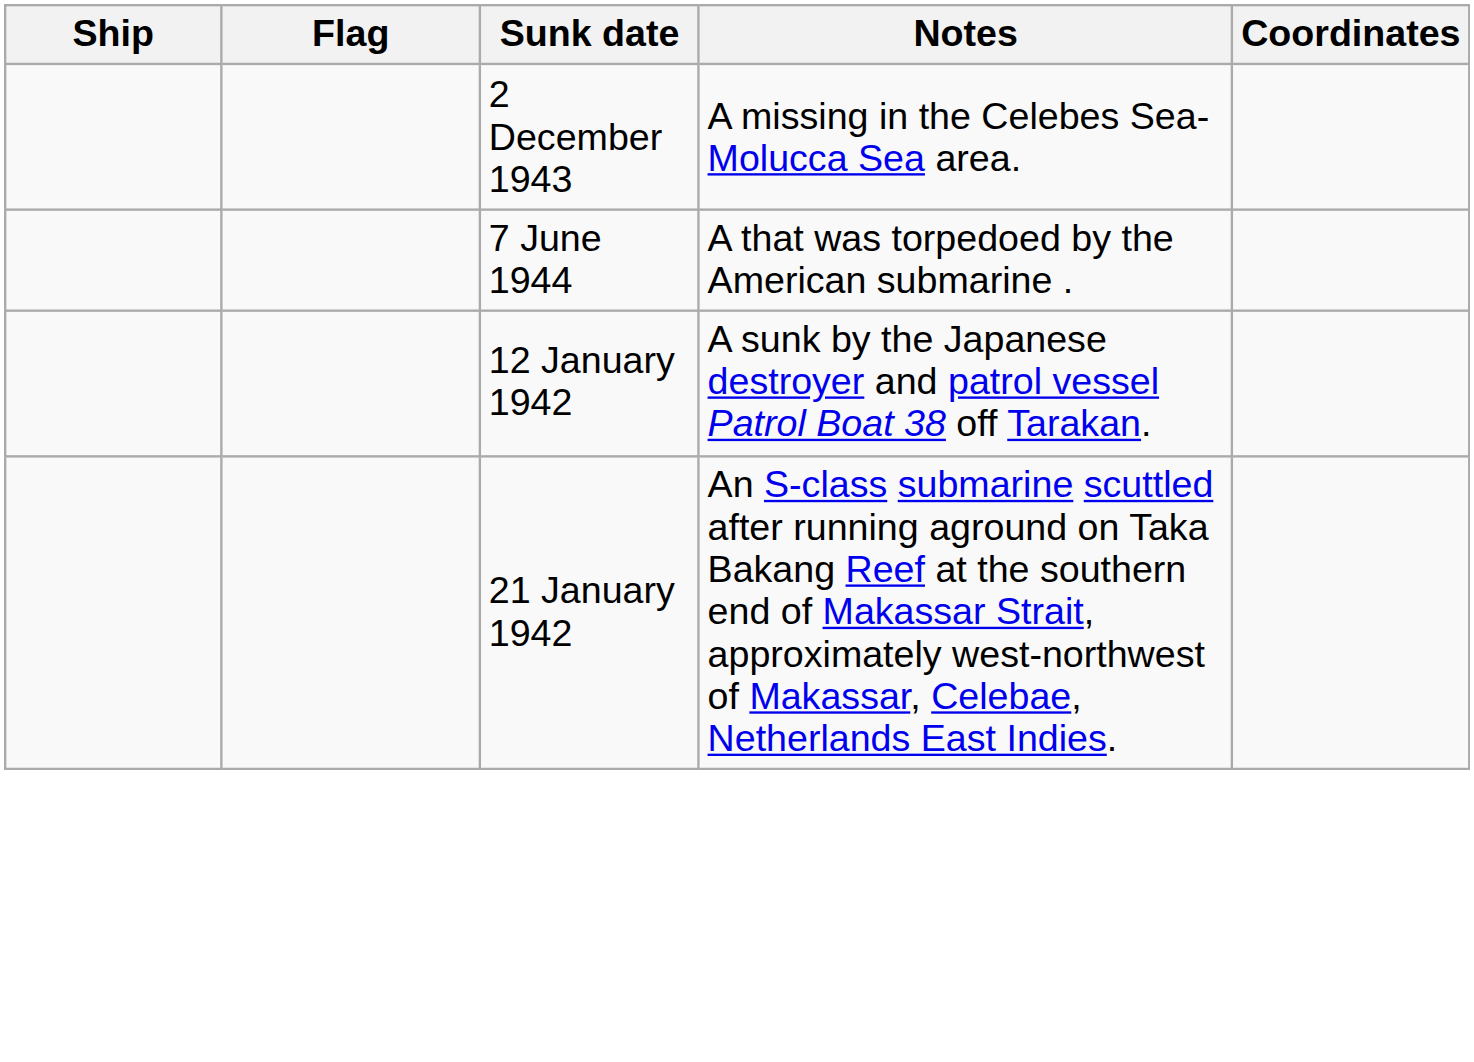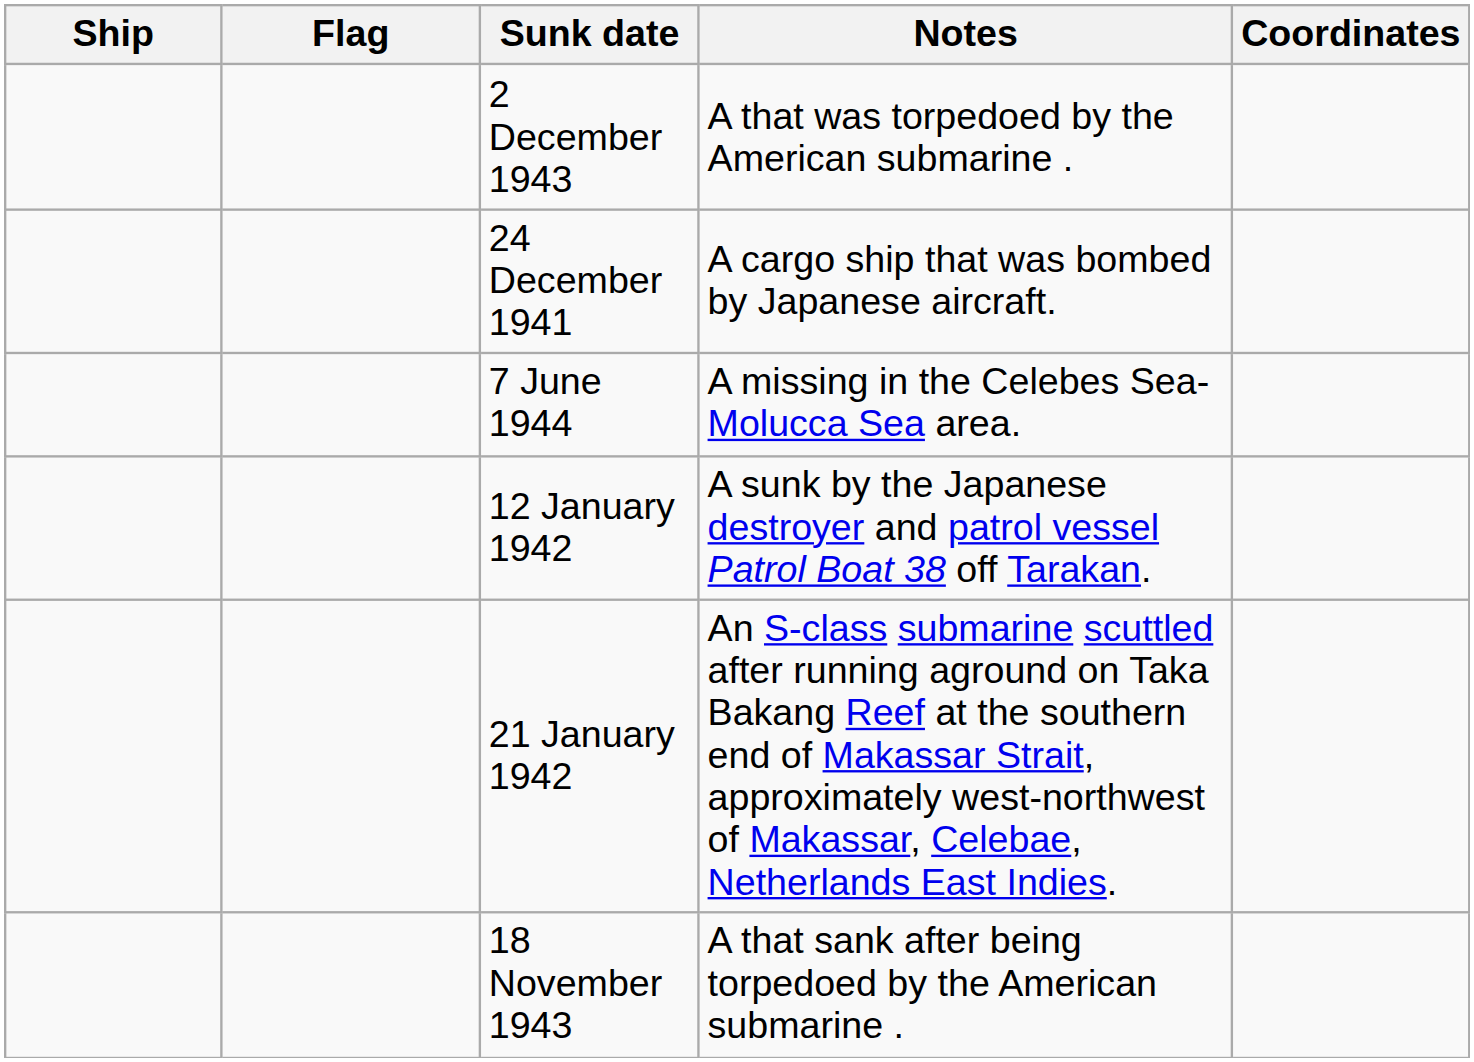(958, 136) A missing in the Celebes Sea-Molucca Sea area. -> (941, 136) A that was torpedoed by the American submarine .
+ row: (576, 280)
(941, 259) A that was torpedoed by the American submarine . -> (958, 403) A missing in the Celebes Sea-Molucca Sea area.
+ row: (576, 984)
